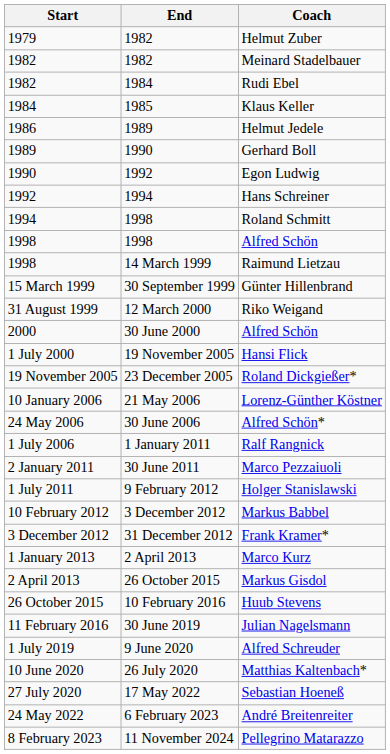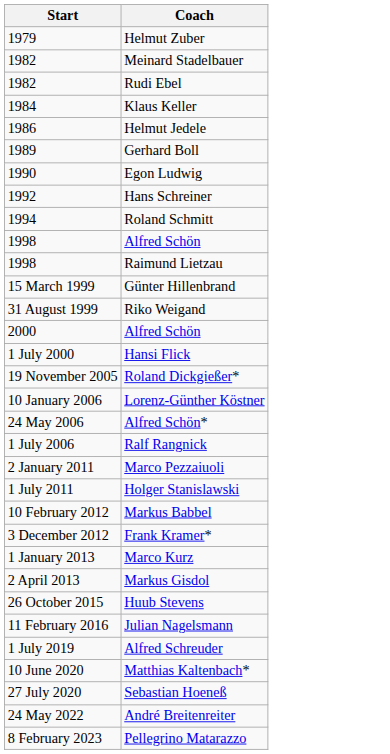- column: (180, 15)
